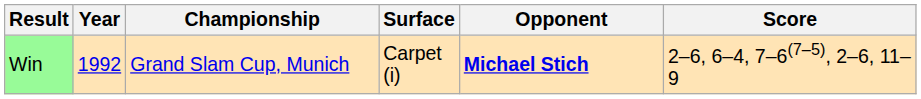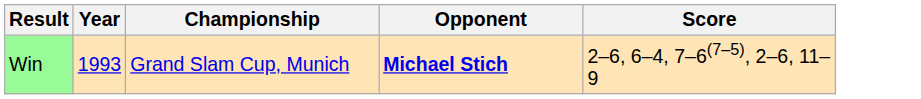- column: (419, 19)
(99, 64) 1992 -> (99, 64) 1993
